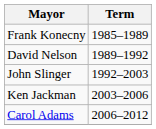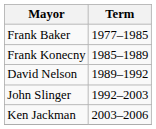+ row: (39, 34)
- row: (40, 114)
